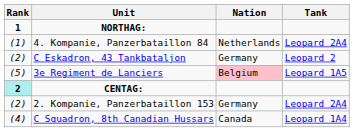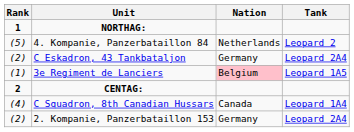(18, 42) (1) -> (18, 42) (5)
(316, 42) Leopard 2A4 -> (310, 42) Leopard 2
(310, 58) Leopard 2 -> (316, 58) Leopard 2A4
(18, 73) (5) -> (18, 73) (1)
(18, 88) paleturquoise background -> (18, 88) no background
rows swapped: (124, 104) <-> (124, 119)
